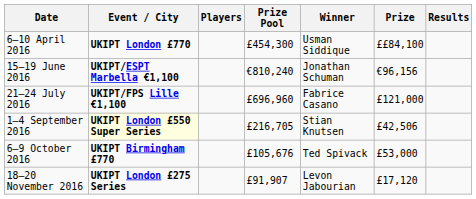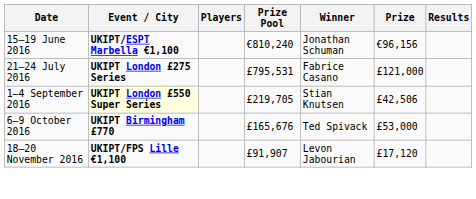- row: (36, 45)
(135, 99) UKIPT/FPS Lille €1,100 -> (141, 72) UKIPT London £275 Series
(270, 99) £696,960 -> (270, 72) £795,531
(270, 127) £216,705 -> (270, 99) £219,705
(270, 154) £105,676 -> (270, 127) £165,676
(141, 181) UKIPT London £275 Series -> (135, 154) UKIPT/FPS Lille €1,100
